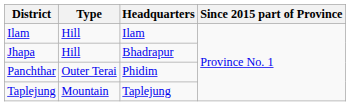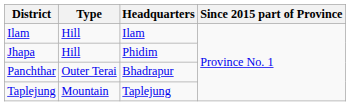(148, 52) Bhadrapur -> (140, 52) Phidim
(140, 71) Phidim -> (148, 71) Bhadrapur
